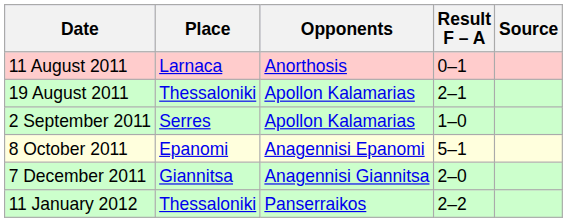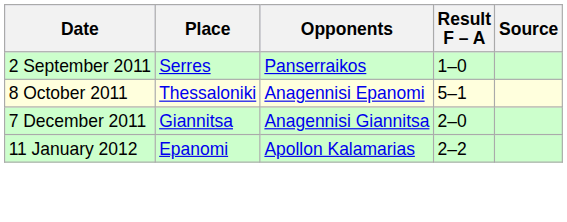- row: (68, 66)
- row: (69, 93)
(340, 121) Apollon Kalamarias -> (315, 66) Panserraikos
(194, 149) Epanomi -> (208, 93) Thessaloniki
(208, 204) Thessaloniki -> (194, 149) Epanomi
(315, 204) Panserraikos -> (340, 149) Apollon Kalamarias
